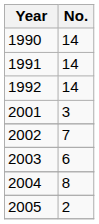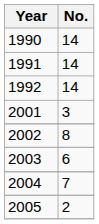(66, 135) 7 -> (66, 135) 8
(66, 183) 8 -> (66, 183) 7
